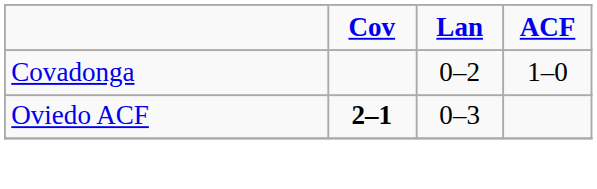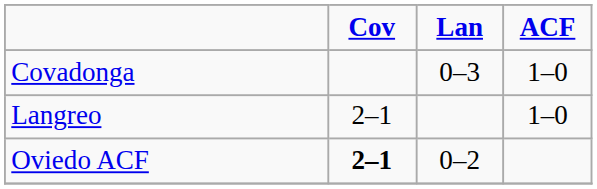(460, 71) 0–2 -> (460, 71) 0–3
+ row: (56, 116)
(460, 116) 0–3 -> (460, 161) 0–2
